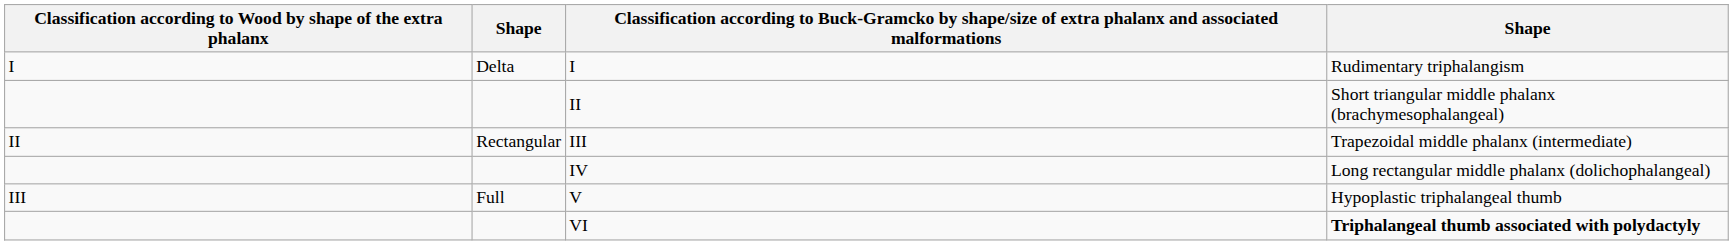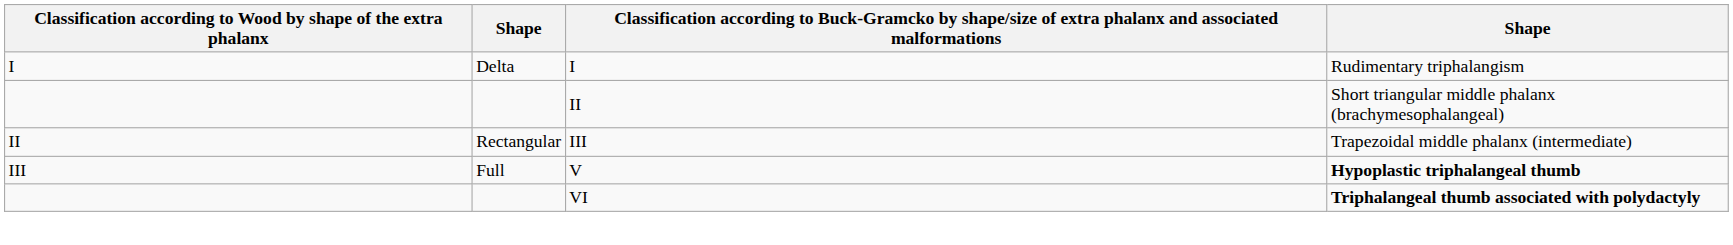- row: (579, 169)
(1446, 197) normal -> (1456, 169) bold
